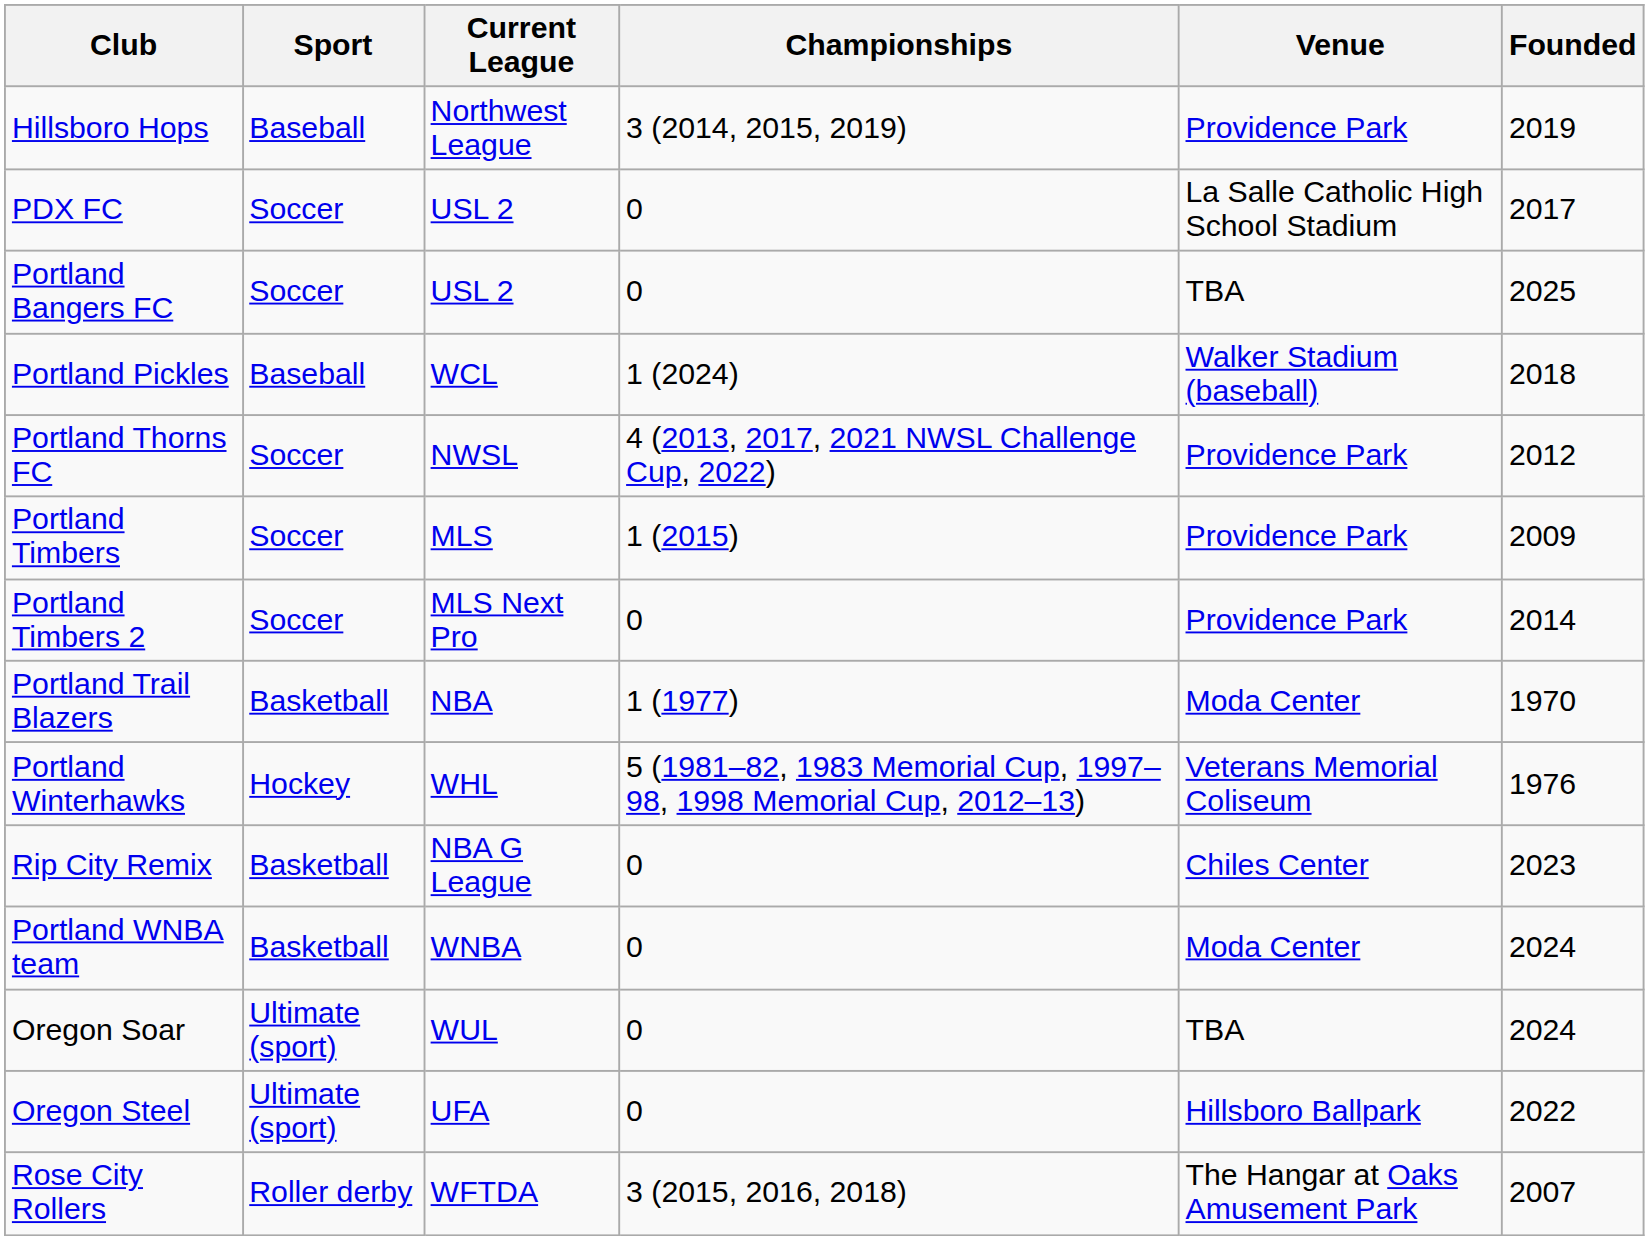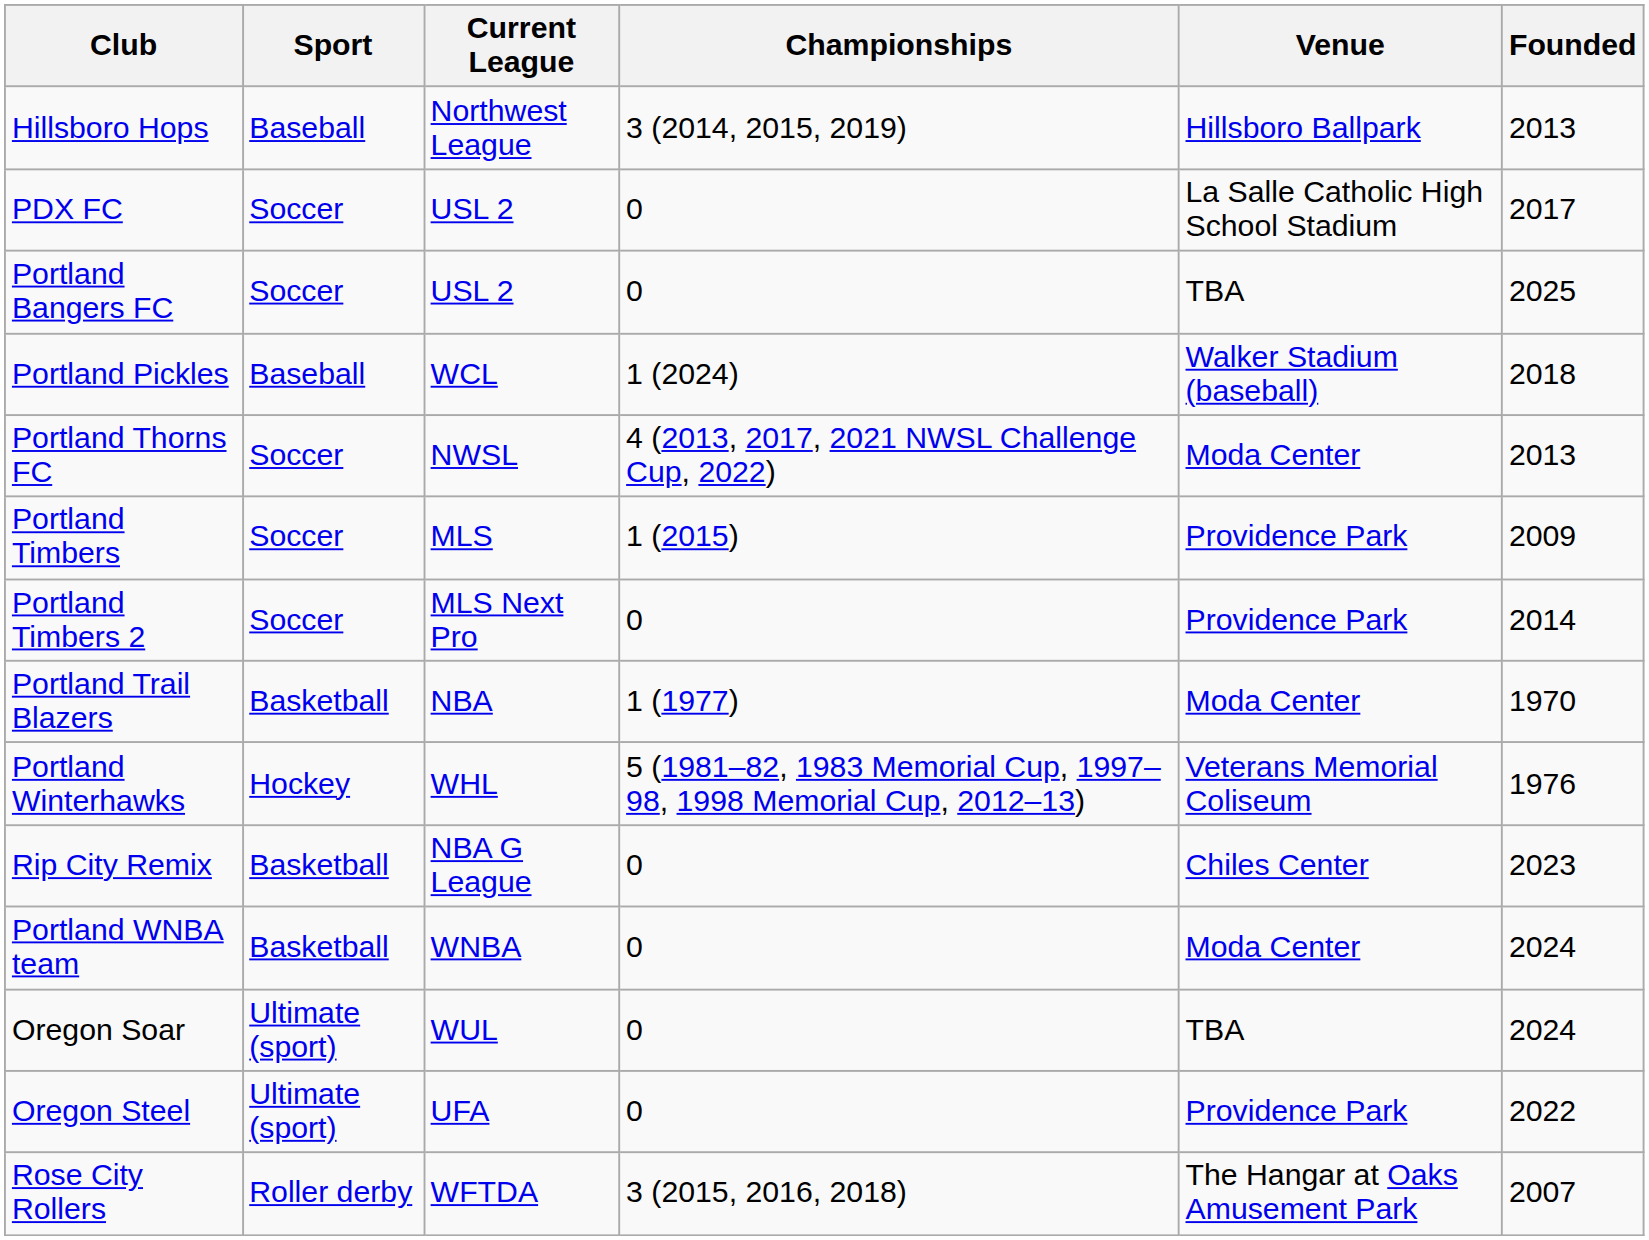(1296, 127) Providence Park -> (1303, 127) Hillsboro Ballpark
(1543, 127) 2019 -> (1543, 127) 2013
(1296, 455) Providence Park -> (1273, 455) Moda Center
(1543, 455) 2012 -> (1543, 455) 2013
(1303, 1111) Hillsboro Ballpark -> (1296, 1111) Providence Park
